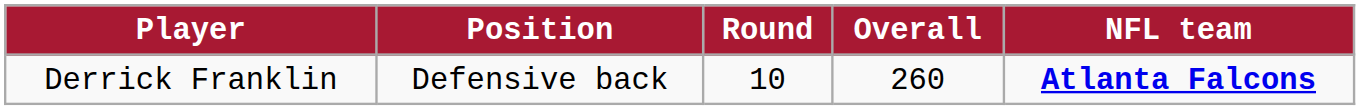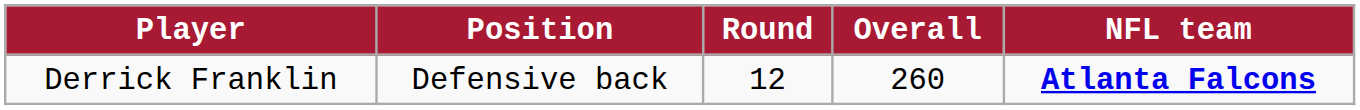(768, 80) 10 -> (768, 80) 12
